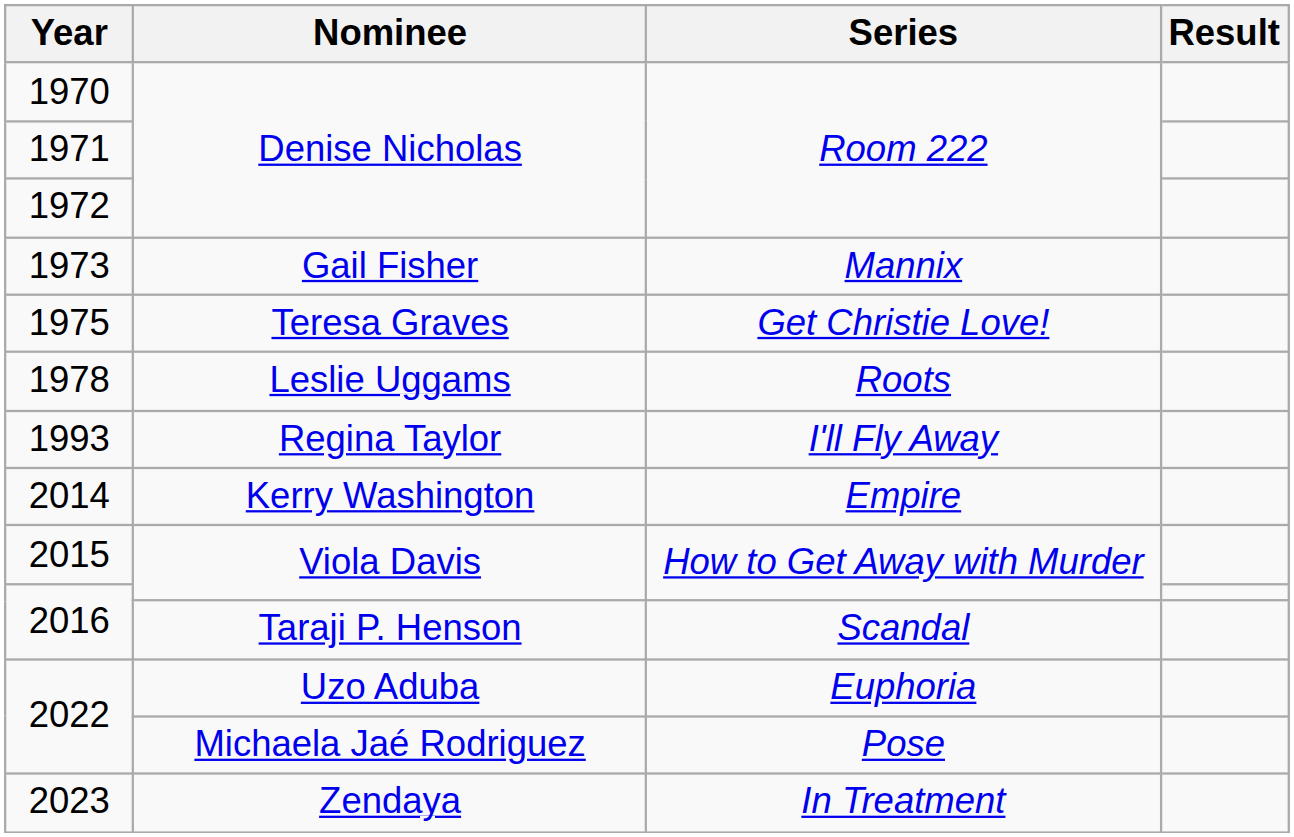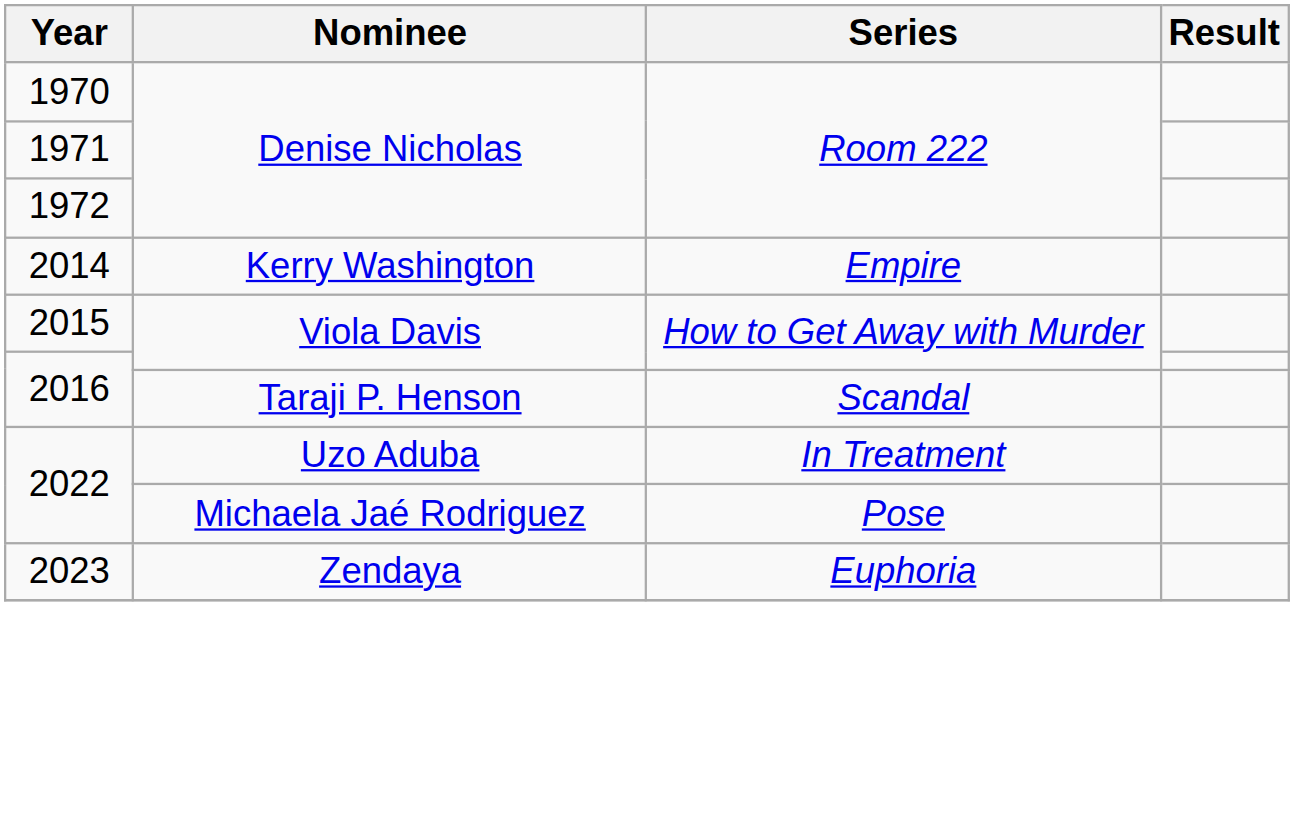- row: (69, 264)
- row: (69, 322)
- row: (69, 380)
- row: (69, 438)
(903, 686) Euphoria -> (903, 455) In Treatment
(903, 802) In Treatment -> (903, 570) Euphoria
